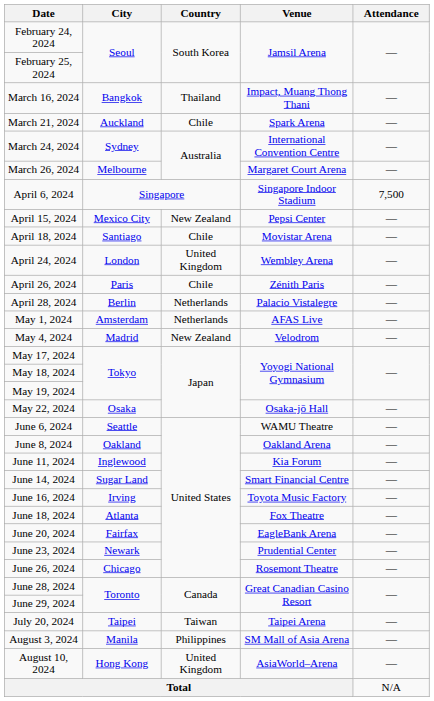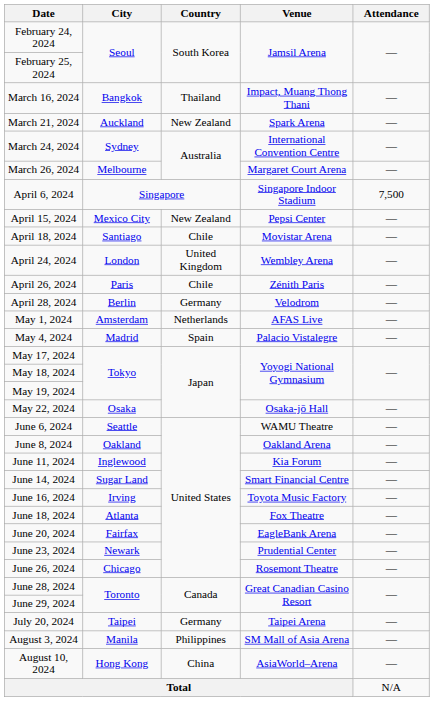(201, 122) Chile -> (201, 122) New Zealand
(201, 302) Netherlands -> (201, 302) Germany
(297, 302) Palacio Vistalegre -> (297, 302) Velodrom
(201, 337) New Zealand -> (201, 337) Spain
(297, 337) Velodrom -> (297, 337) Palacio Vistalegre
(201, 621) Taiwan -> (201, 621) Germany
(201, 663) United Kingdom -> (201, 663) China
